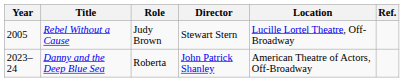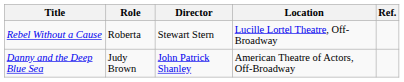- column: (23, 12)
(147, 35) Judy Brown -> (124, 35) Roberta
(150, 63) Roberta -> (122, 63) Judy Brown
